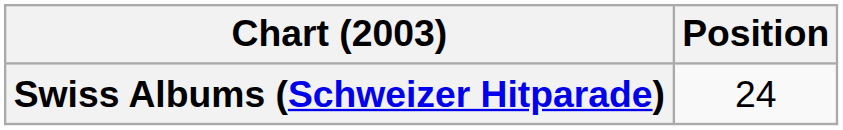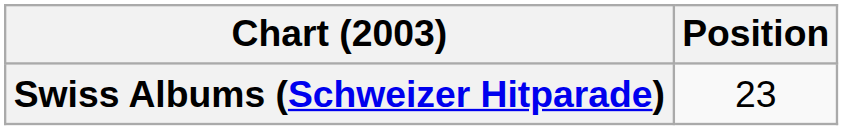(756, 93) 24 -> (756, 93) 23
